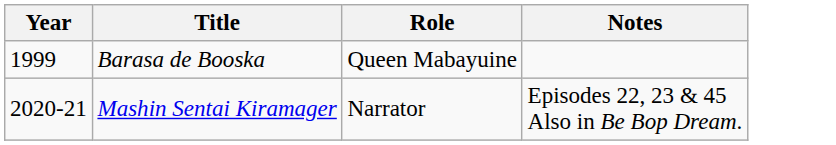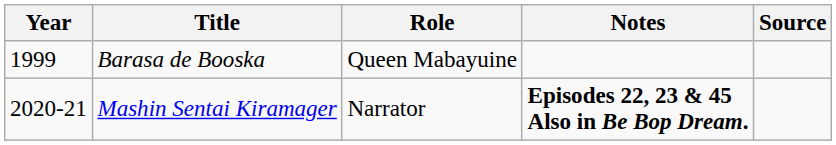+ column: (793, 22)
(635, 108) normal -> (638, 108) bold
